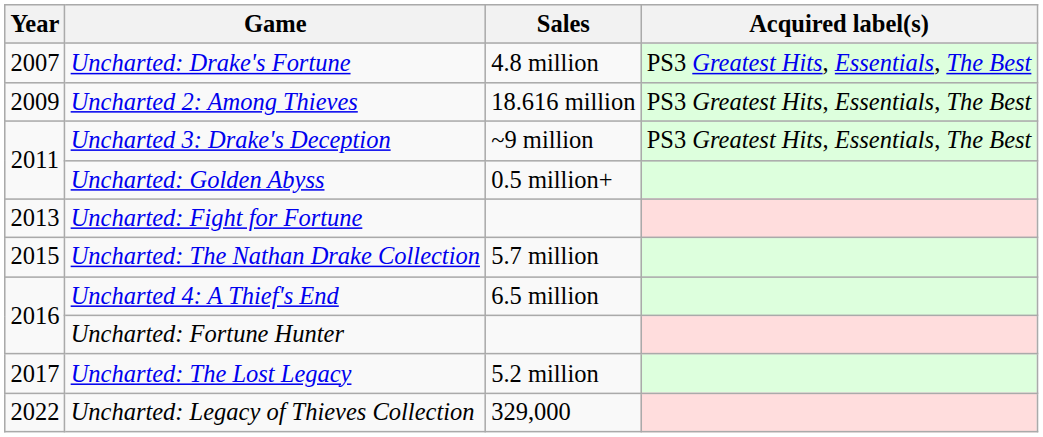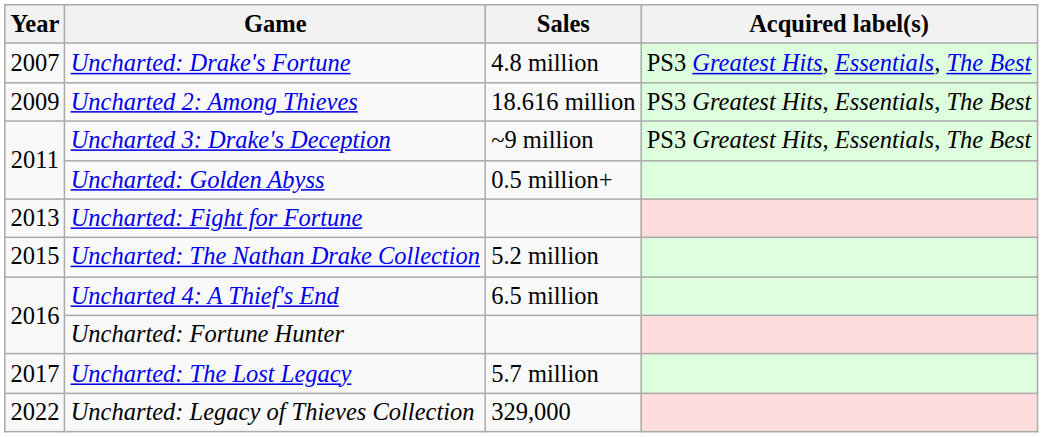(545, 256) 5.7 million -> (545, 256) 5.2 million
(545, 373) 5.2 million -> (545, 373) 5.7 million
